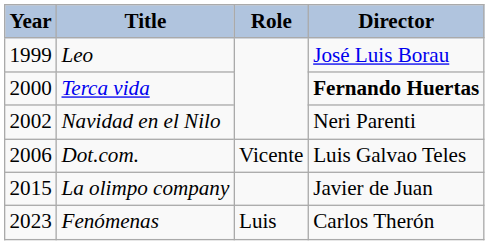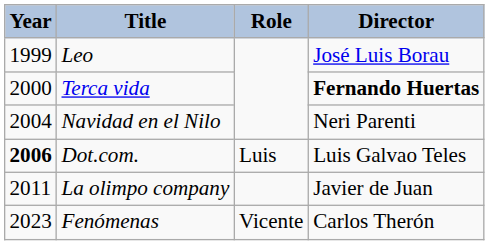(31, 121) 2002 -> (31, 121) 2004
(31, 155) normal -> (31, 155) bold
(271, 155) Vicente -> (258, 155) Luis
(31, 188) 2015 -> (30, 188) 2011
(258, 222) Luis -> (271, 222) Vicente
